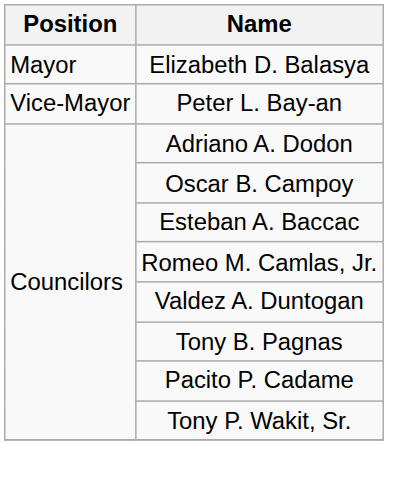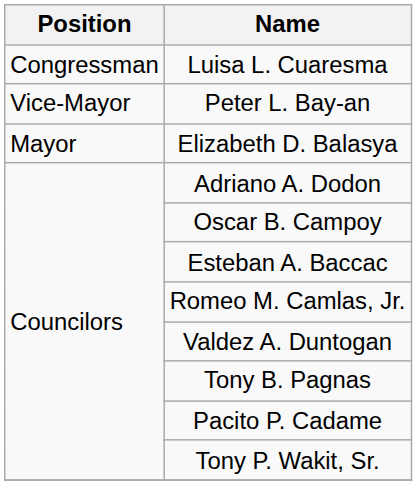+ row: (288, 64)
rows swapped: (259, 64) <-> (259, 104)
